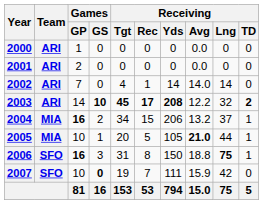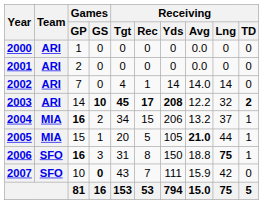(79, 137) 10 -> (79, 137) 15
(123, 173) 19 -> (123, 173) 43
